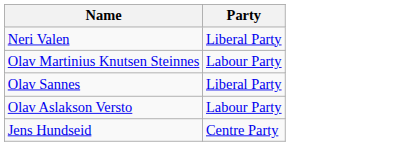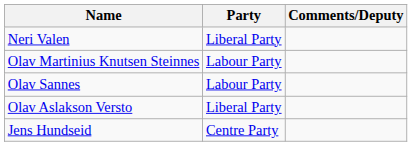+ column: (346, 15)
(244, 84) Liberal Party -> (244, 84) Labour Party
(244, 107) Labour Party -> (244, 107) Liberal Party
